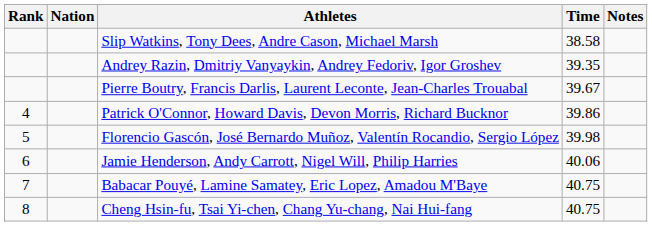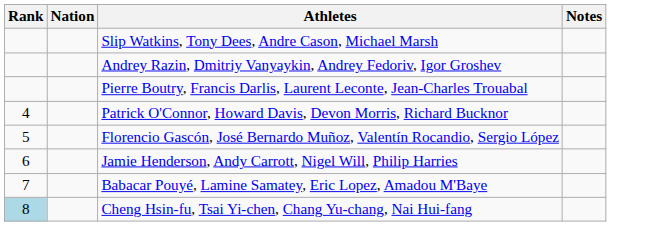- column: (583, 16)
(26, 209) no background -> (26, 209) lightblue background
